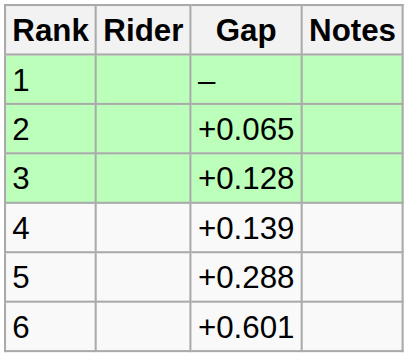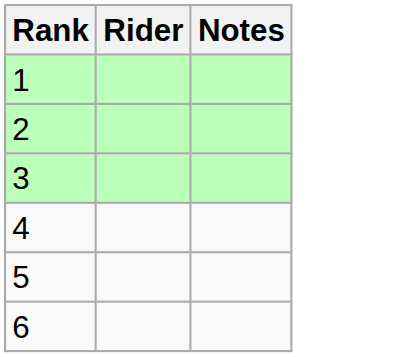- column: (246, 30)
